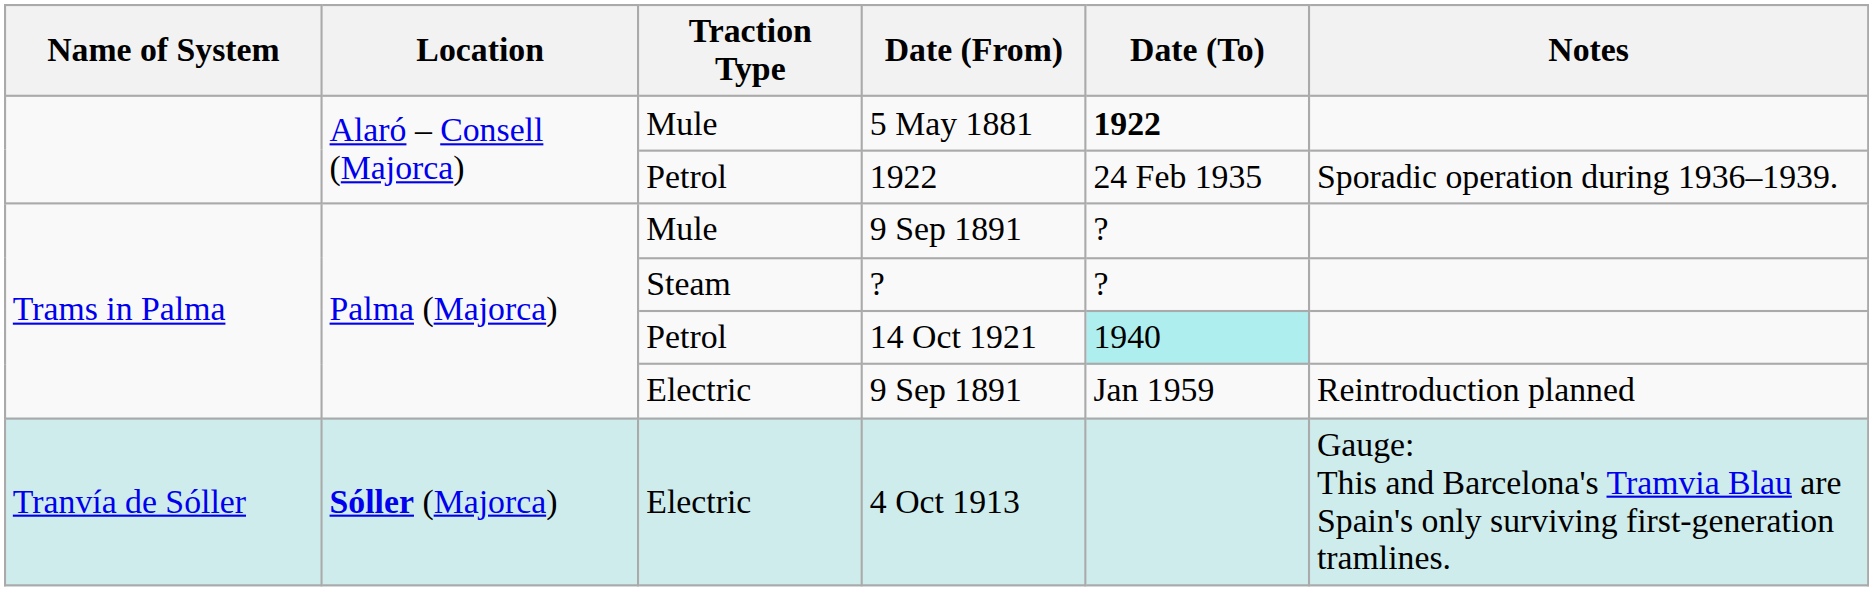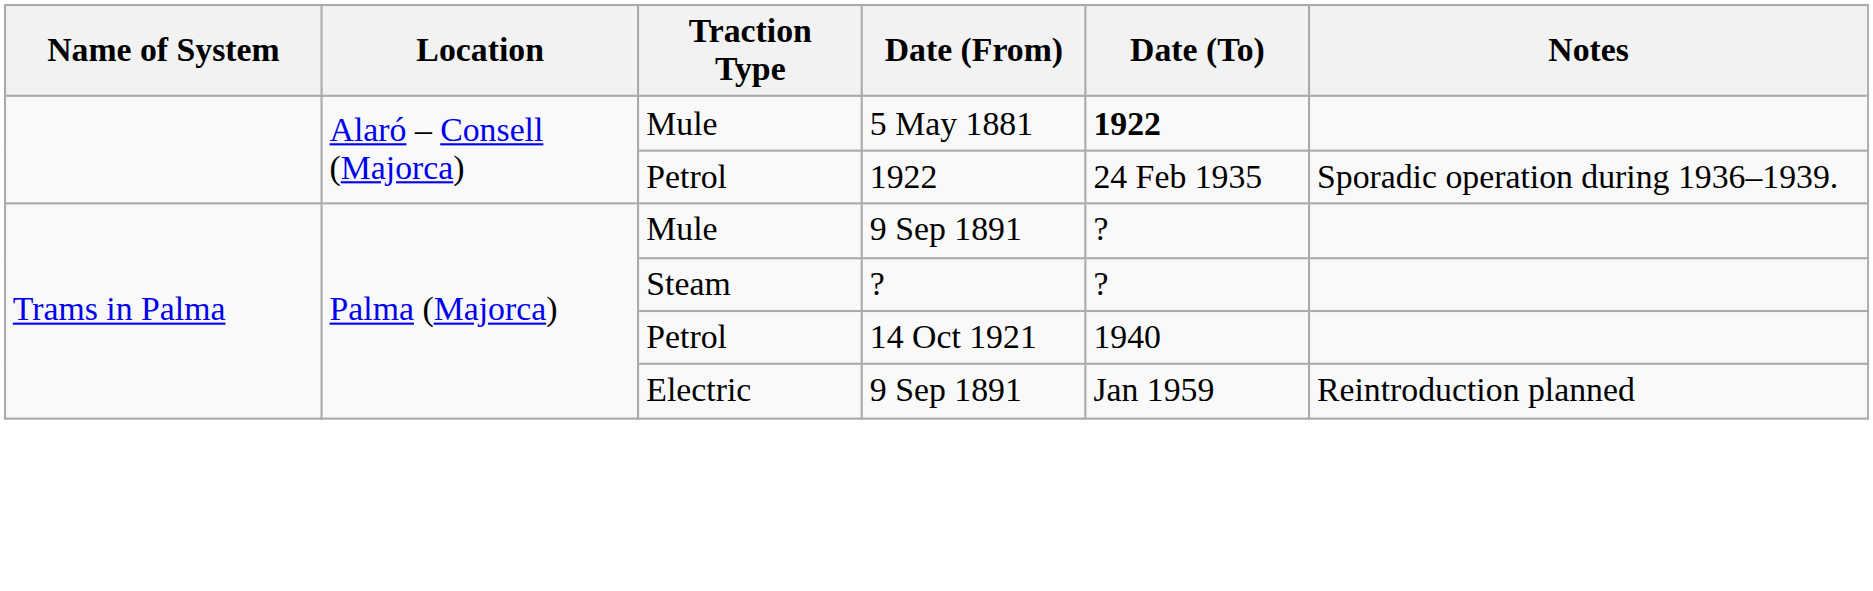(1127, 336) paleturquoise background -> (1127, 336) no background
- row: (699, 501)
